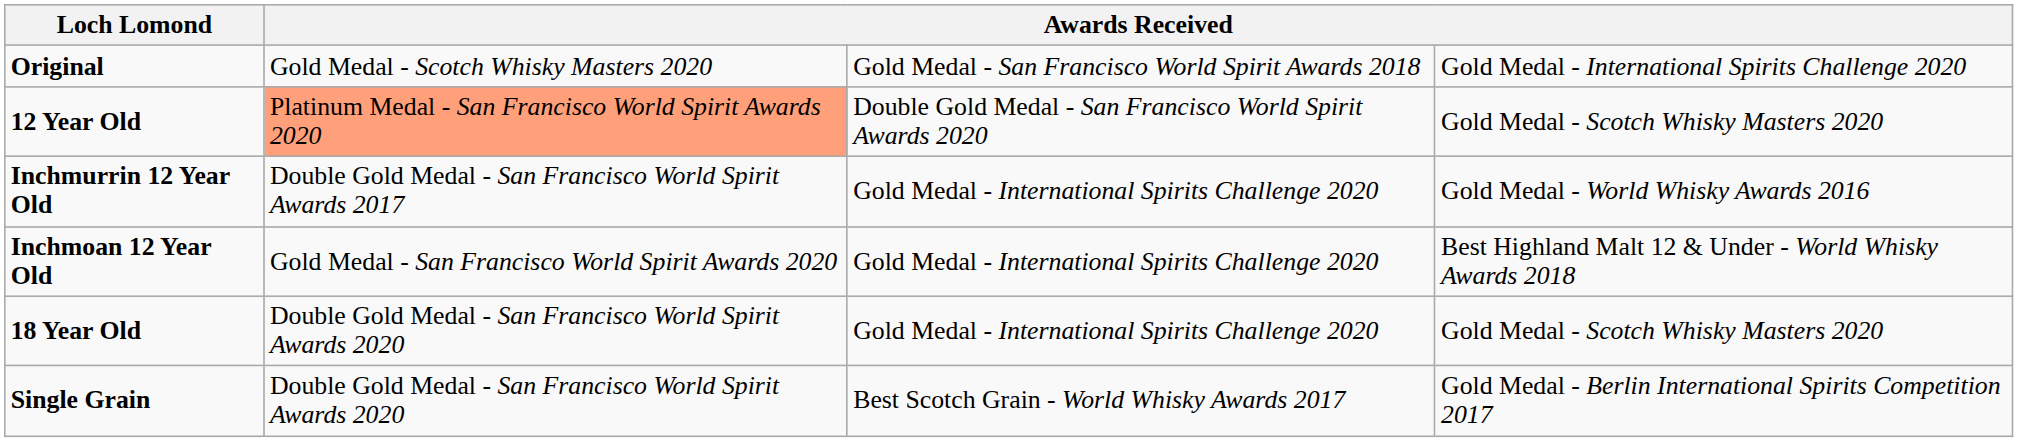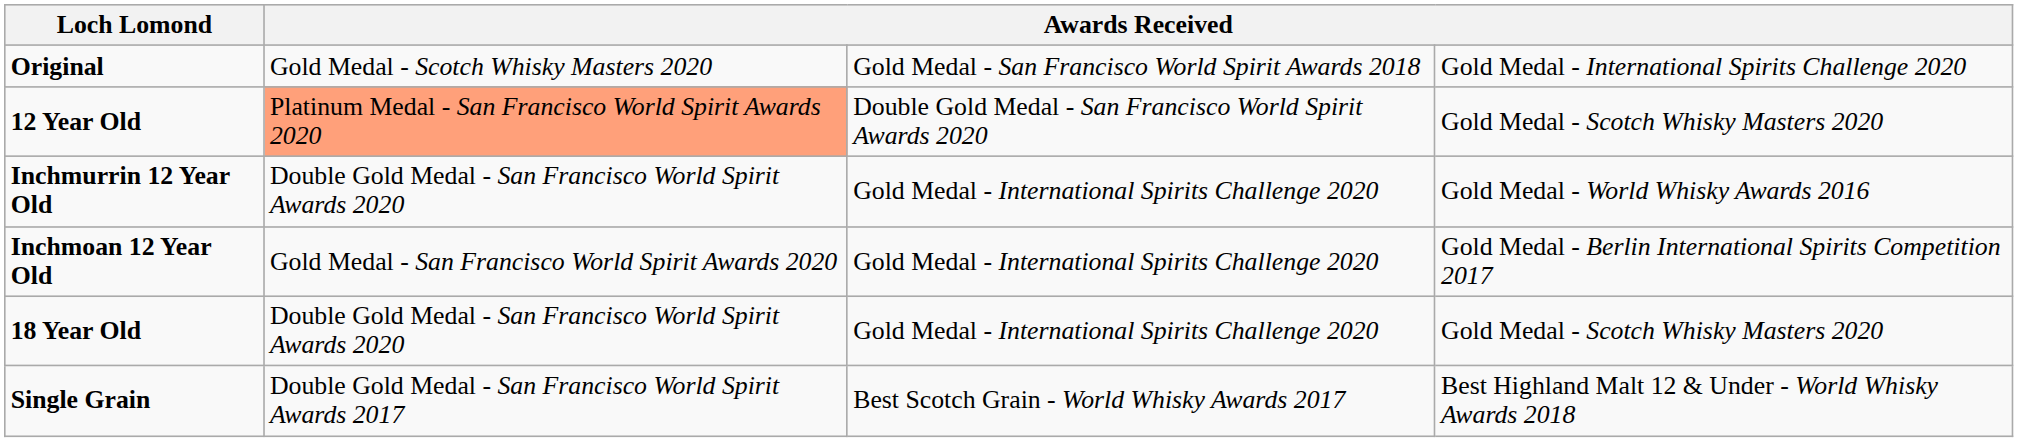(525, 190) Double Gold Medal - San Francisco World Spirit Awards 2017 -> (525, 190) Double Gold Medal - San Francisco World Spirit Awards 2020
(1690, 260) Best Highland Malt 12 & Under - World Whisky Awards 2018 -> (1721, 260) Gold Medal - Berlin International Spirits Competition 2017
(525, 400) Double Gold Medal - San Francisco World Spirit Awards 2020 -> (525, 400) Double Gold Medal - San Francisco World Spirit Awards 2017
(1721, 400) Gold Medal - Berlin International Spirits Competition 2017 -> (1690, 400) Best Highland Malt 12 & Under - World Whisky Awards 2018
